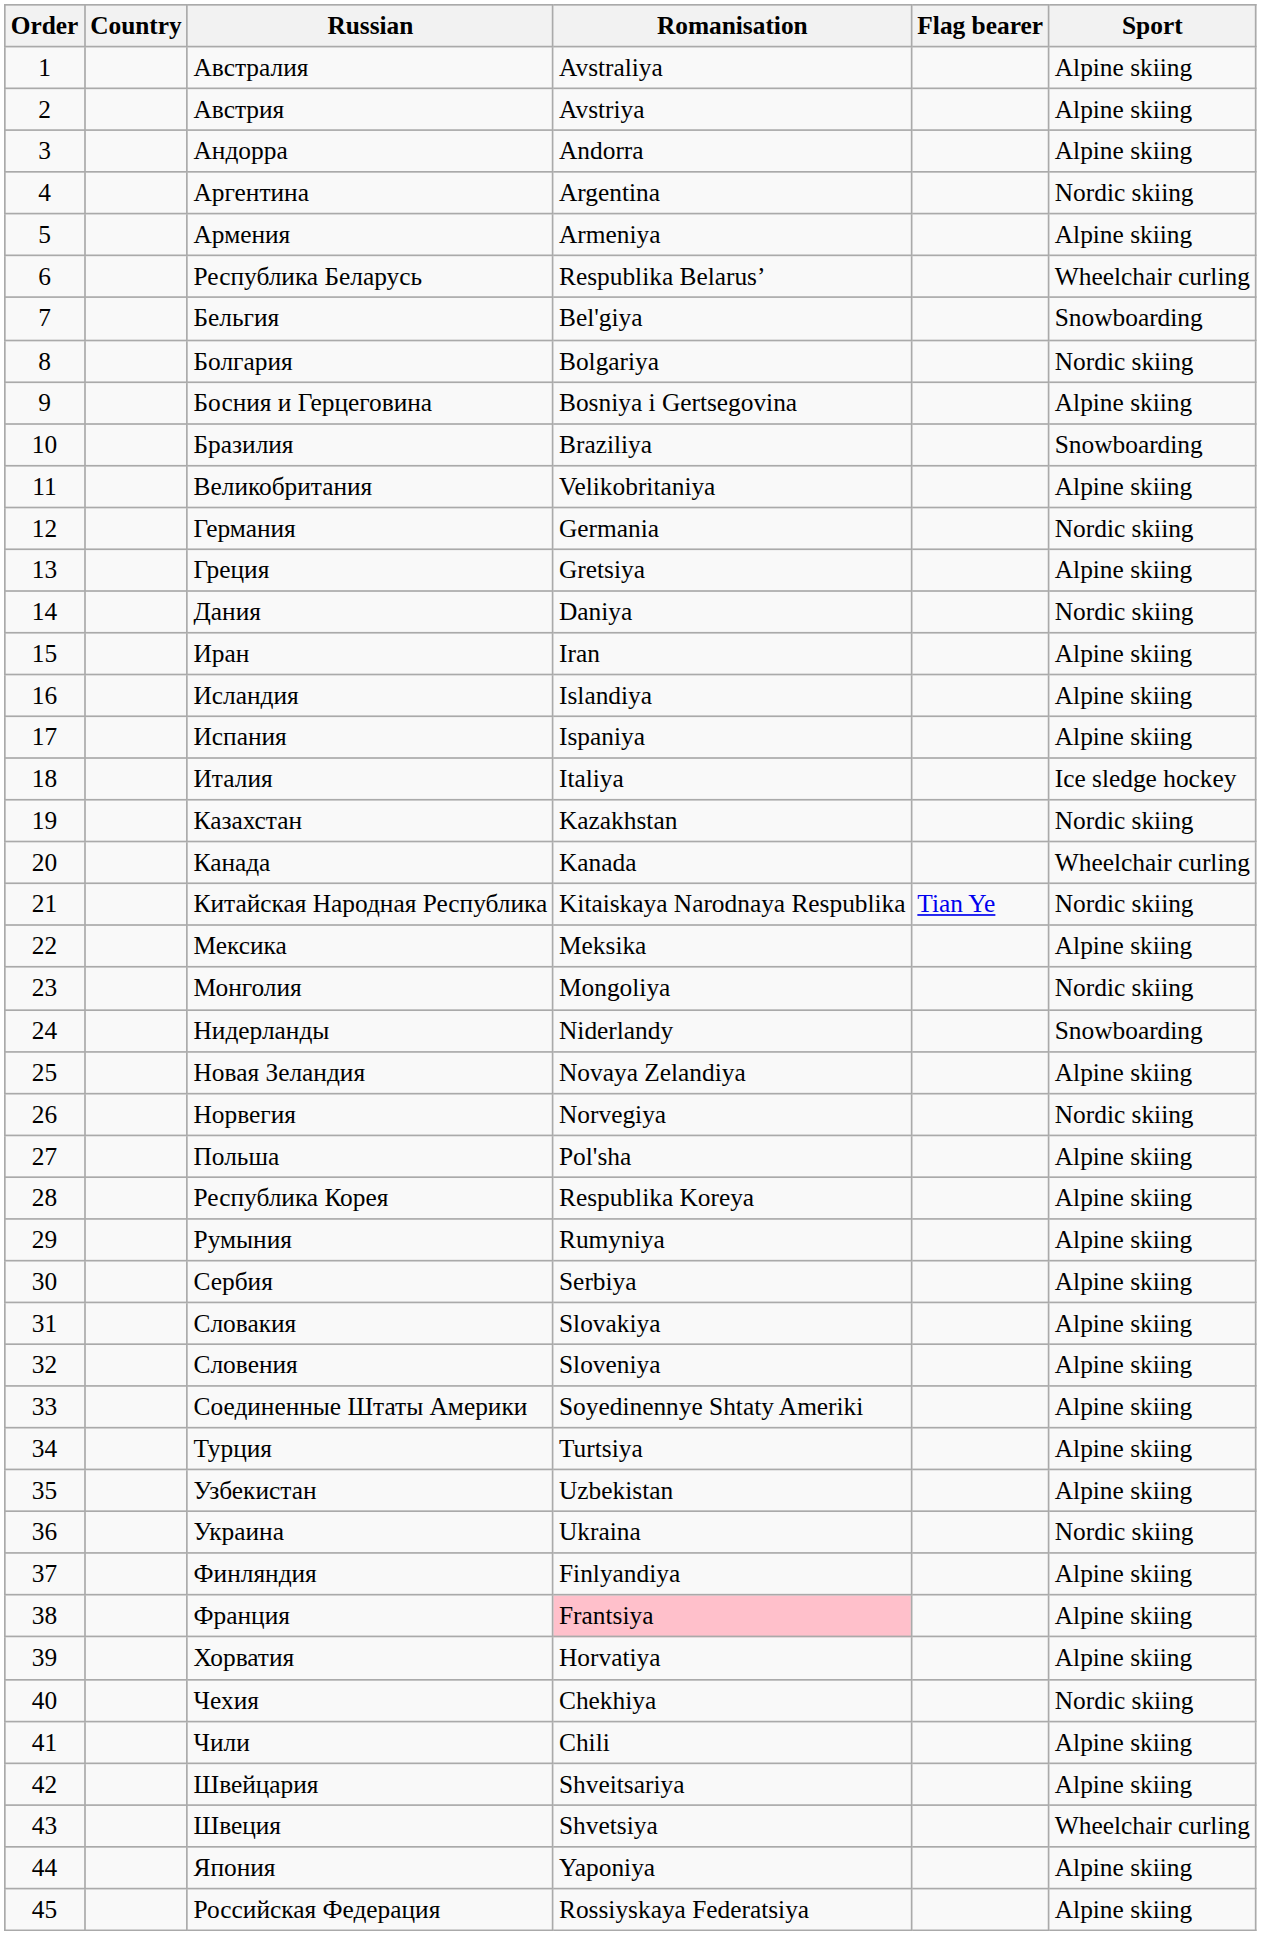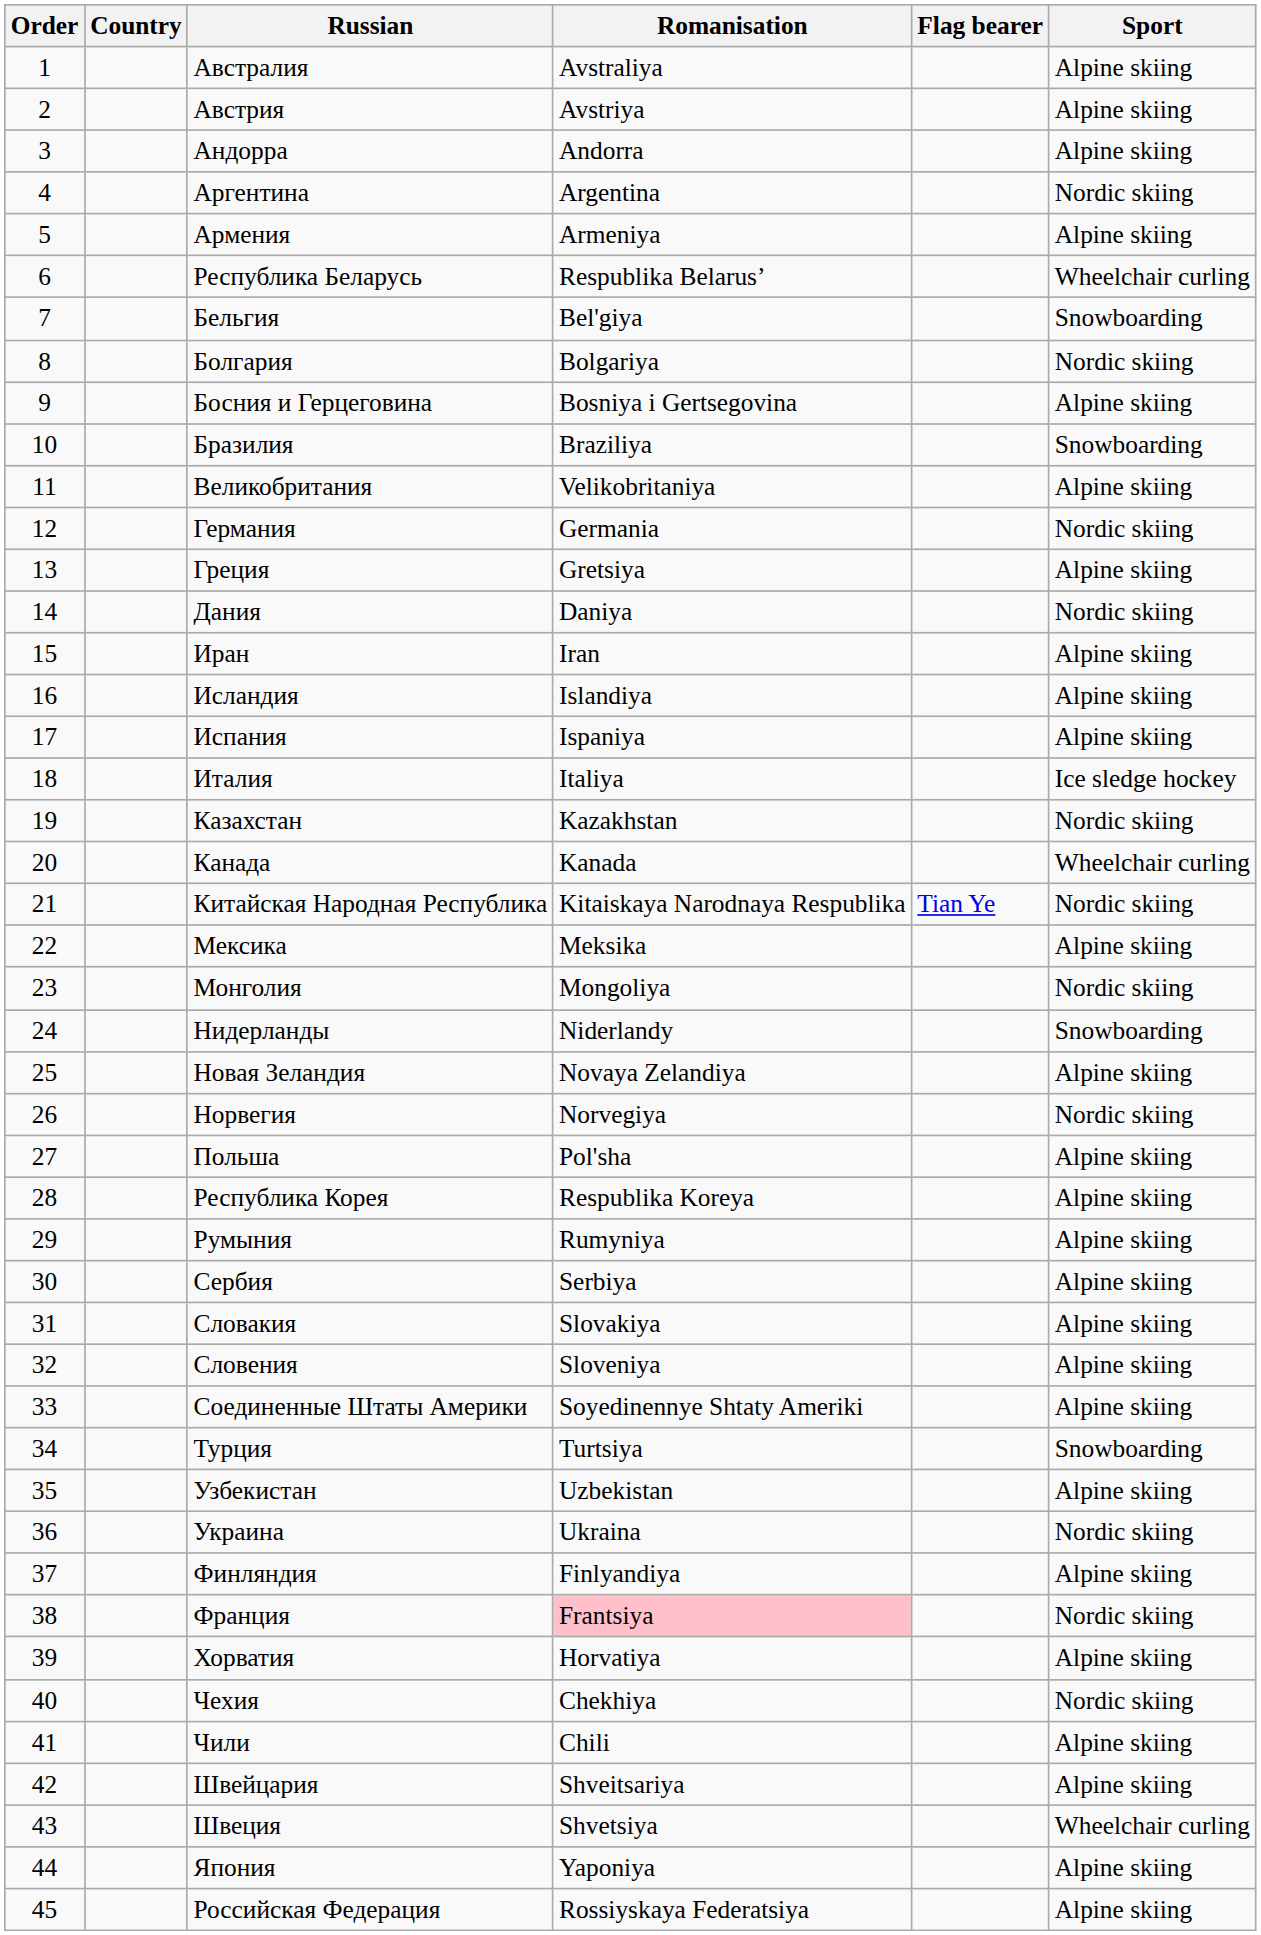(1123, 1448) Alpine skiing -> (1129, 1448) Snowboarding
(1123, 1616) Alpine skiing -> (1124, 1616) Nordic skiing
